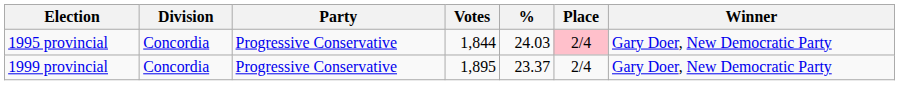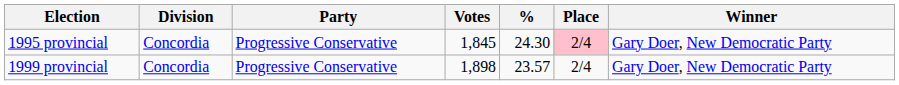(478, 42) 1,844 -> (478, 42) 1,845
(532, 42) 24.03 -> (532, 42) 24.30
(478, 67) 1,895 -> (478, 67) 1,898
(532, 67) 23.37 -> (532, 67) 23.57
